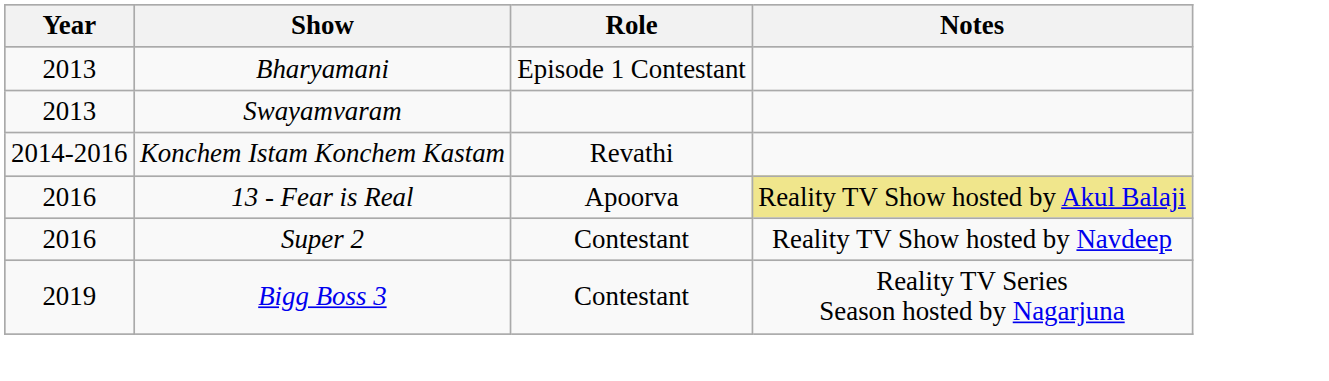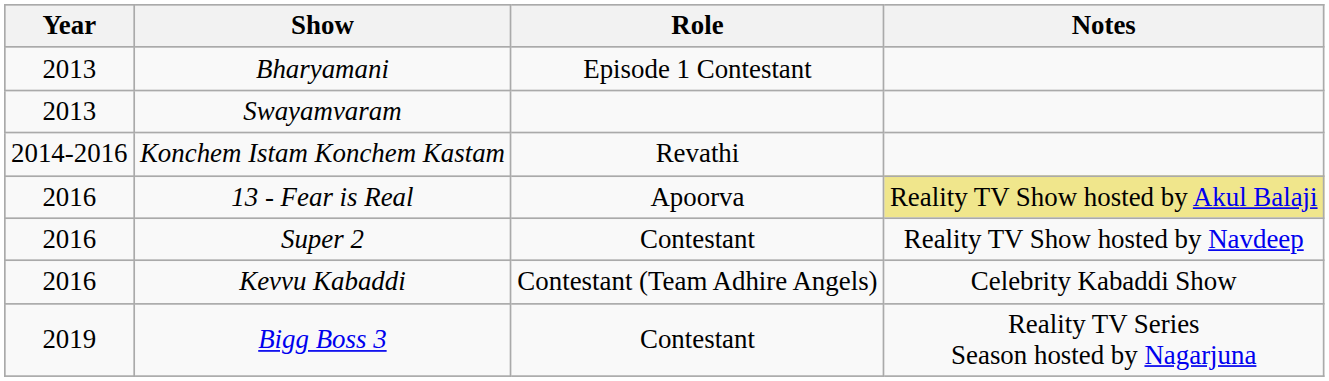+ row: (322, 281)
